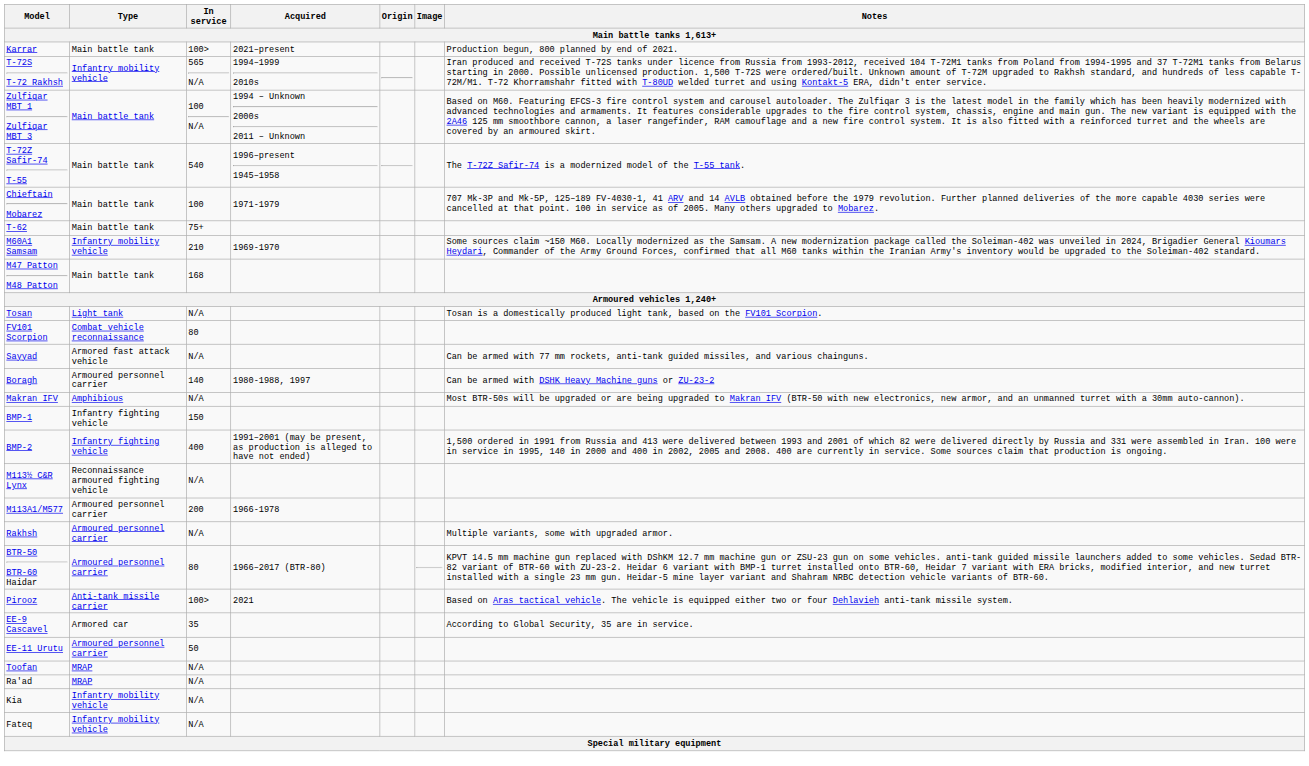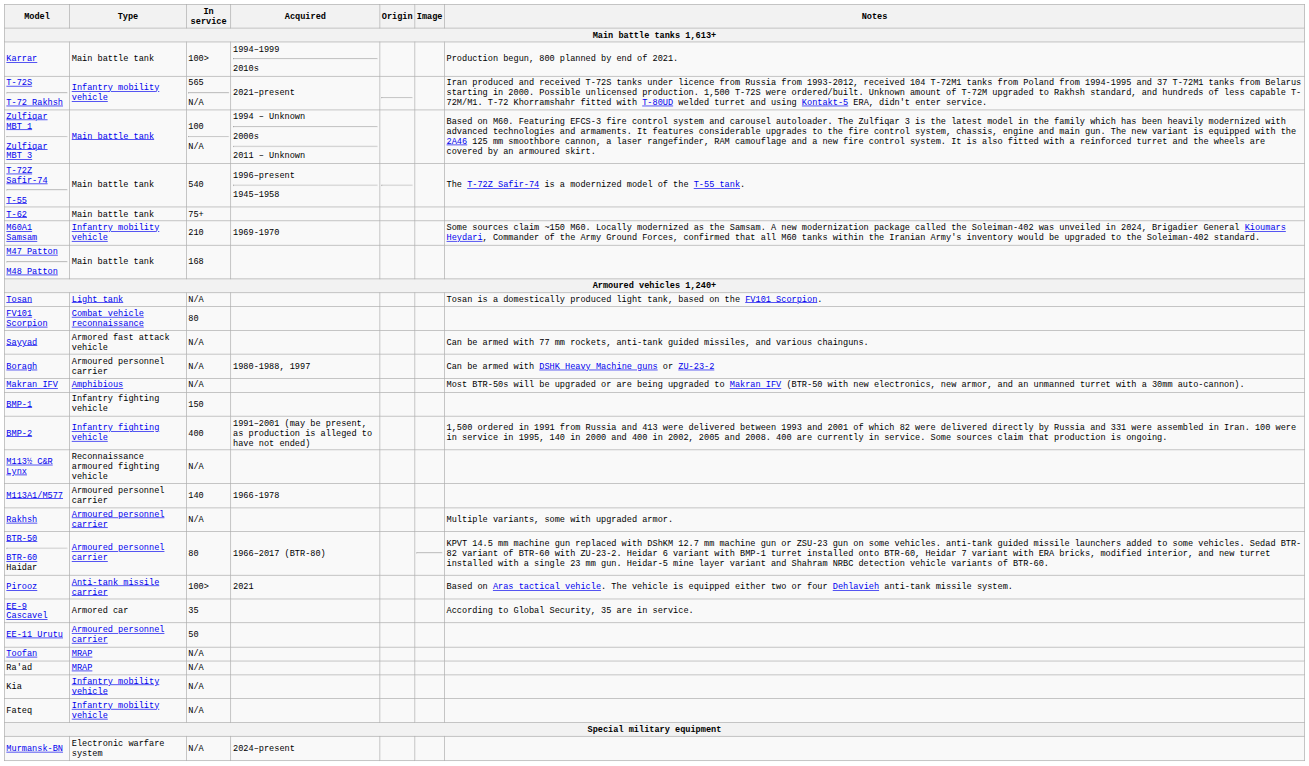(264, 49) 2021–present -> (305, 59) 1994–1999 2010s
(305, 73) 1994–1999 2010s -> (264, 93) 2021–present
- row: (37, 204)
(196, 380) 140 -> (196, 366) N/A
(196, 510) 200 -> (196, 496) 140
+ row: (35, 749)
